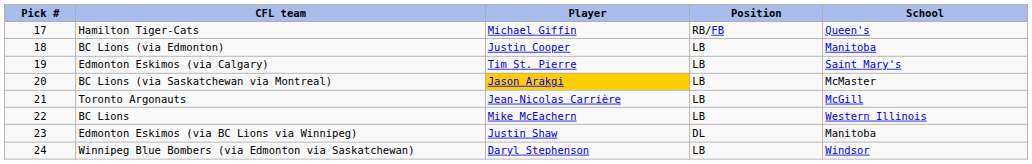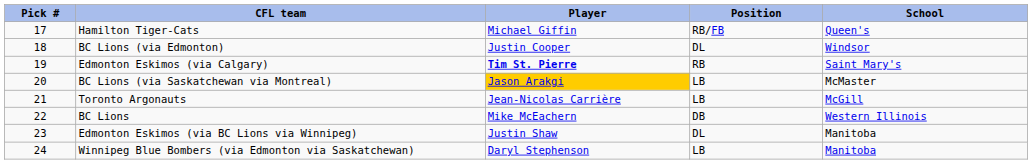(699, 47) LB -> (699, 47) DL
(851, 47) Manitoba -> (848, 47) Windsor
(532, 64) normal -> (532, 64) bold
(699, 64) LB -> (699, 64) RB
(699, 116) LB -> (699, 116) DB
(848, 150) Windsor -> (851, 150) Manitoba
